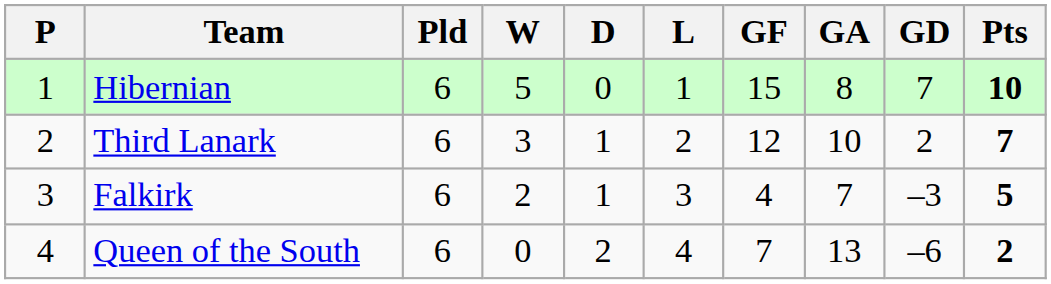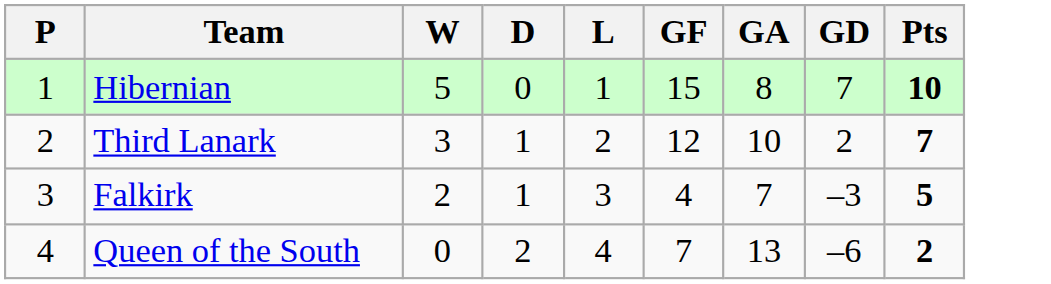- column: (442, 31)
